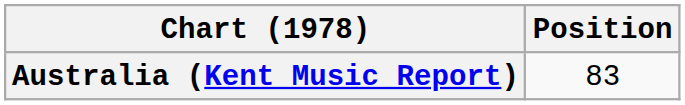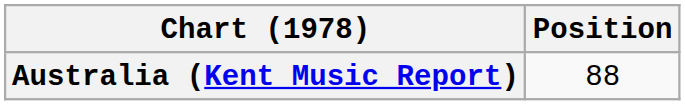(603, 76) 83 -> (603, 76) 88
